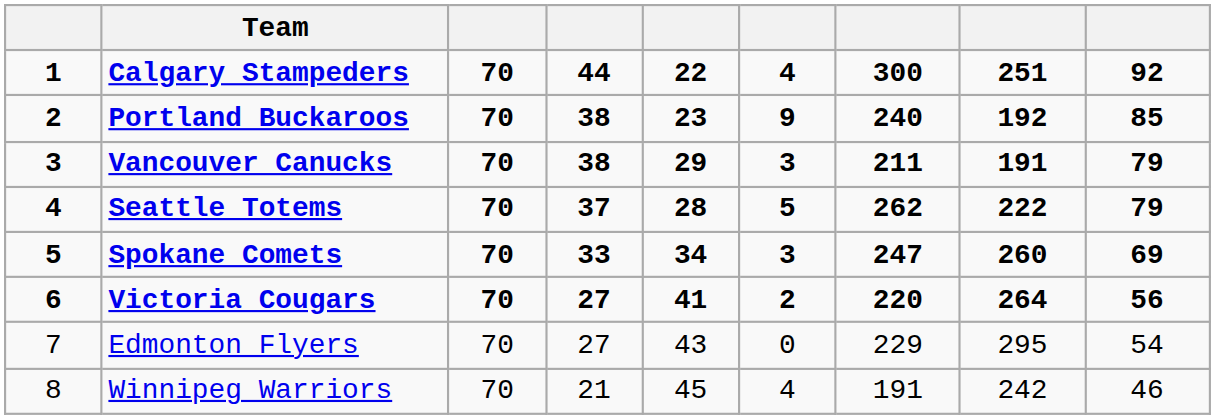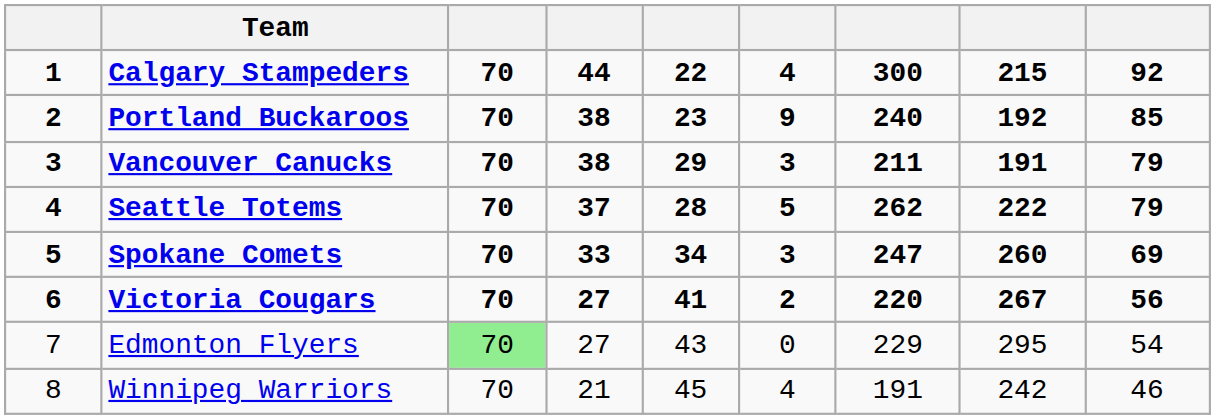(1022, 73) 251 -> (1022, 73) 215
(1022, 300) 264 -> (1022, 300) 267
(497, 345) no background -> (497, 345) lightgreen background
